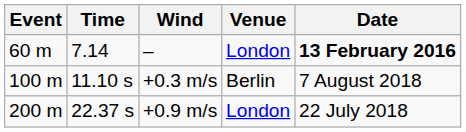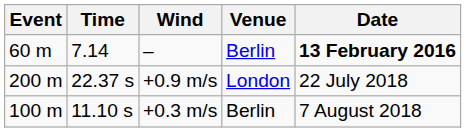(258, 50) London -> (251, 50) Berlin
rows swapped: (180, 80) <-> (180, 111)
